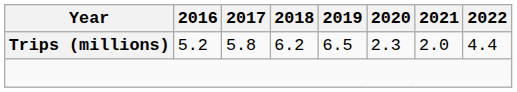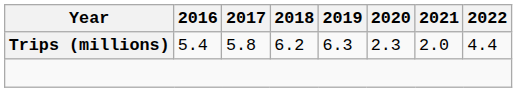(193, 46) 5.2 -> (193, 46) 5.4
(338, 46) 6.5 -> (338, 46) 6.3
